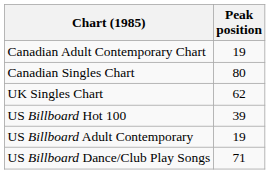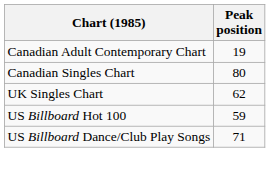(239, 115) 39 -> (239, 115) 59
- row: (100, 136)
